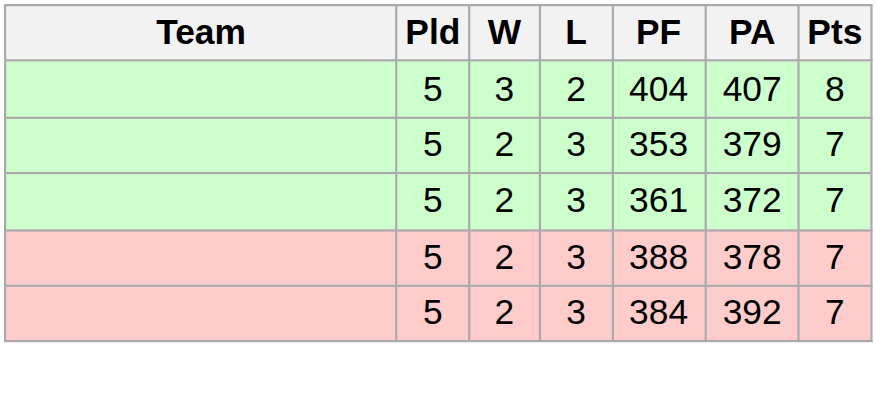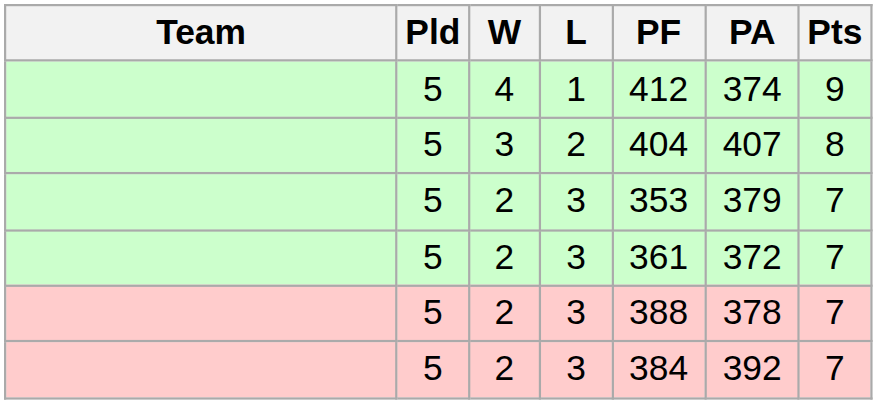+ row: (504, 88)
